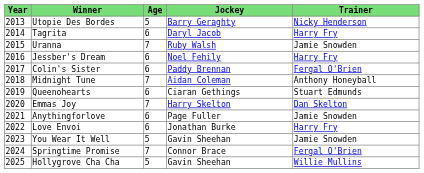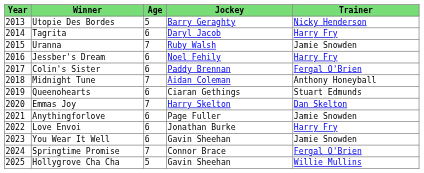(147, 139) 5 -> (147, 139) 6
